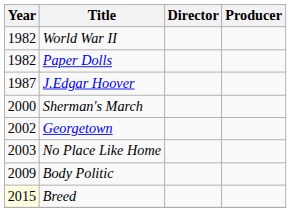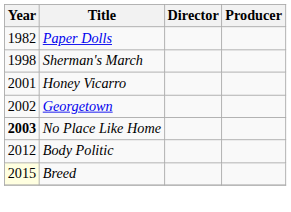- row: (80, 38)
- row: (89, 83)
(22, 106) 2000 -> (22, 60) 1998
+ row: (84, 83)
(22, 151) normal -> (22, 128) bold
(22, 173) 2009 -> (22, 151) 2012
